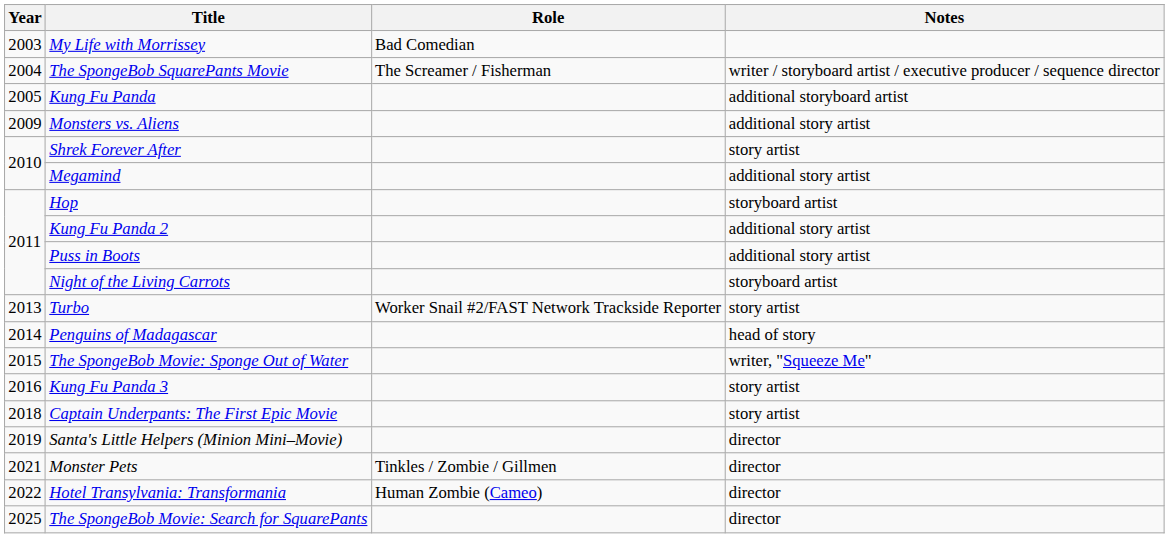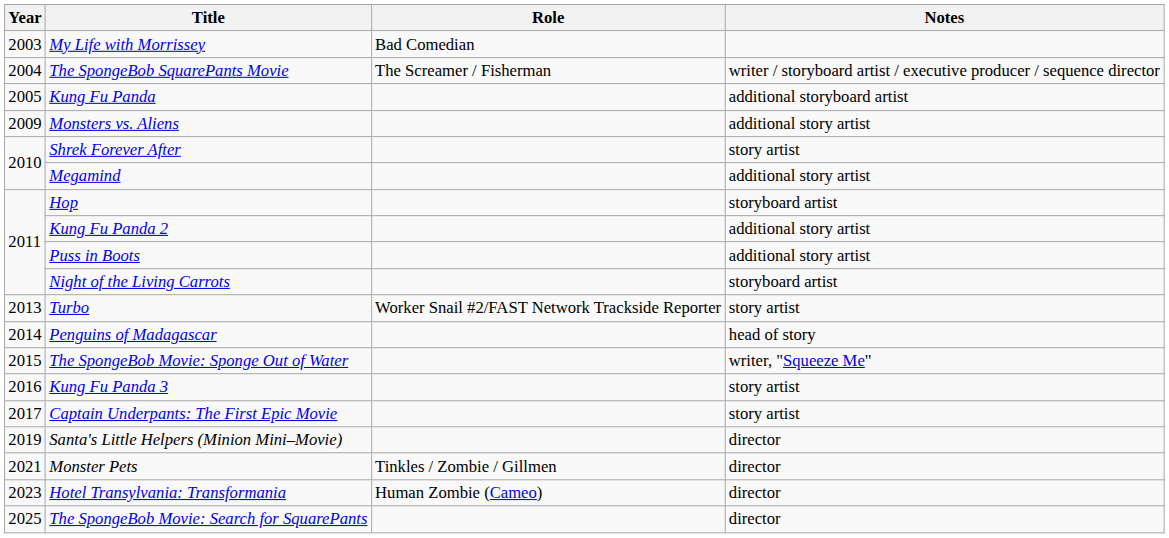(25, 413) 2018 -> (25, 413) 2017
(25, 492) 2022 -> (25, 492) 2023
